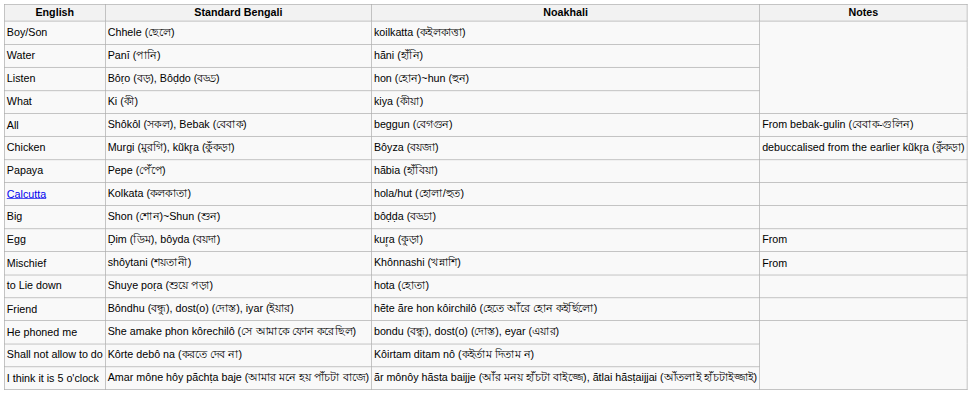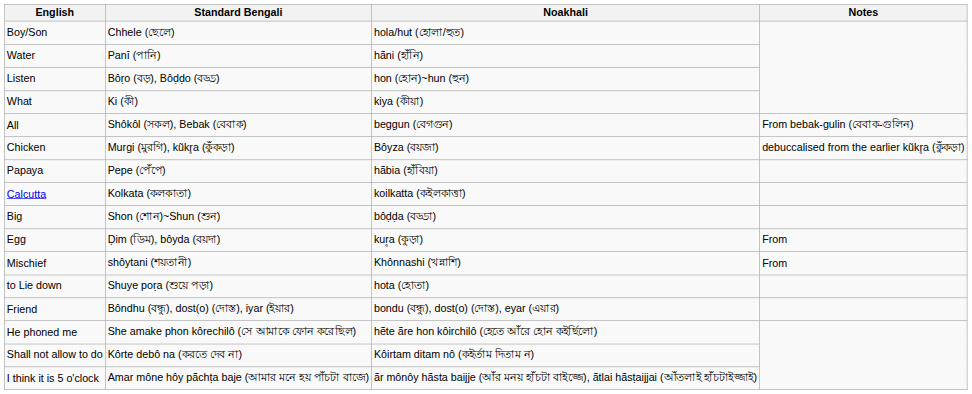(420, 32) koilkatta (কইলকাত্তা) -> (419, 32) hola/hut (হোলা/হুত)
(419, 193) hola/hut (হোলা/হুত) -> (420, 193) koilkatta (কইলকাত্তা)
(486, 309) hẽte ãre hon kôirchilô (হেতে আঁরে হোন কইর্ছিলো) -> (467, 309) bondu (বন্ধু), dost(o) (দোস্ত), eyar (এয়ার)
(467, 332) bondu (বন্ধু), dost(o) (দোস্ত), eyar (এয়ার) -> (486, 332) hẽte ãre hon kôirchilô (হেতে আঁরে হোন কইর্ছিলো)
